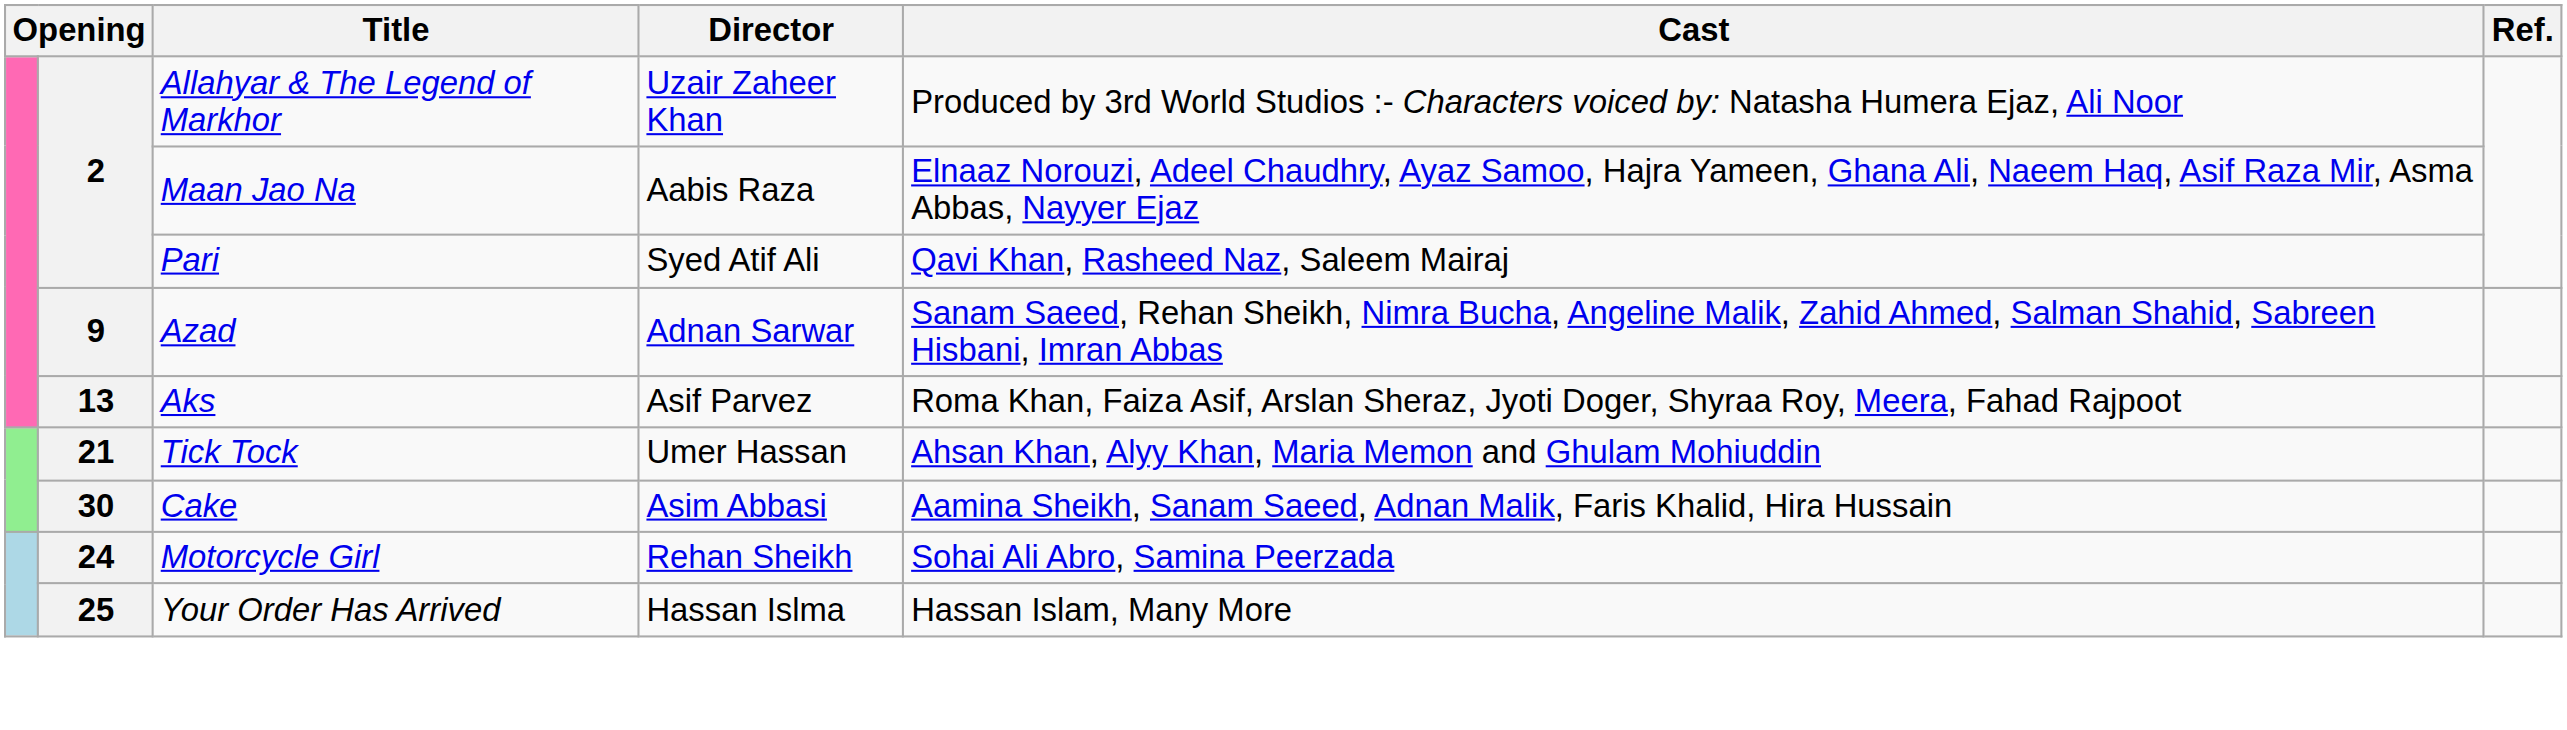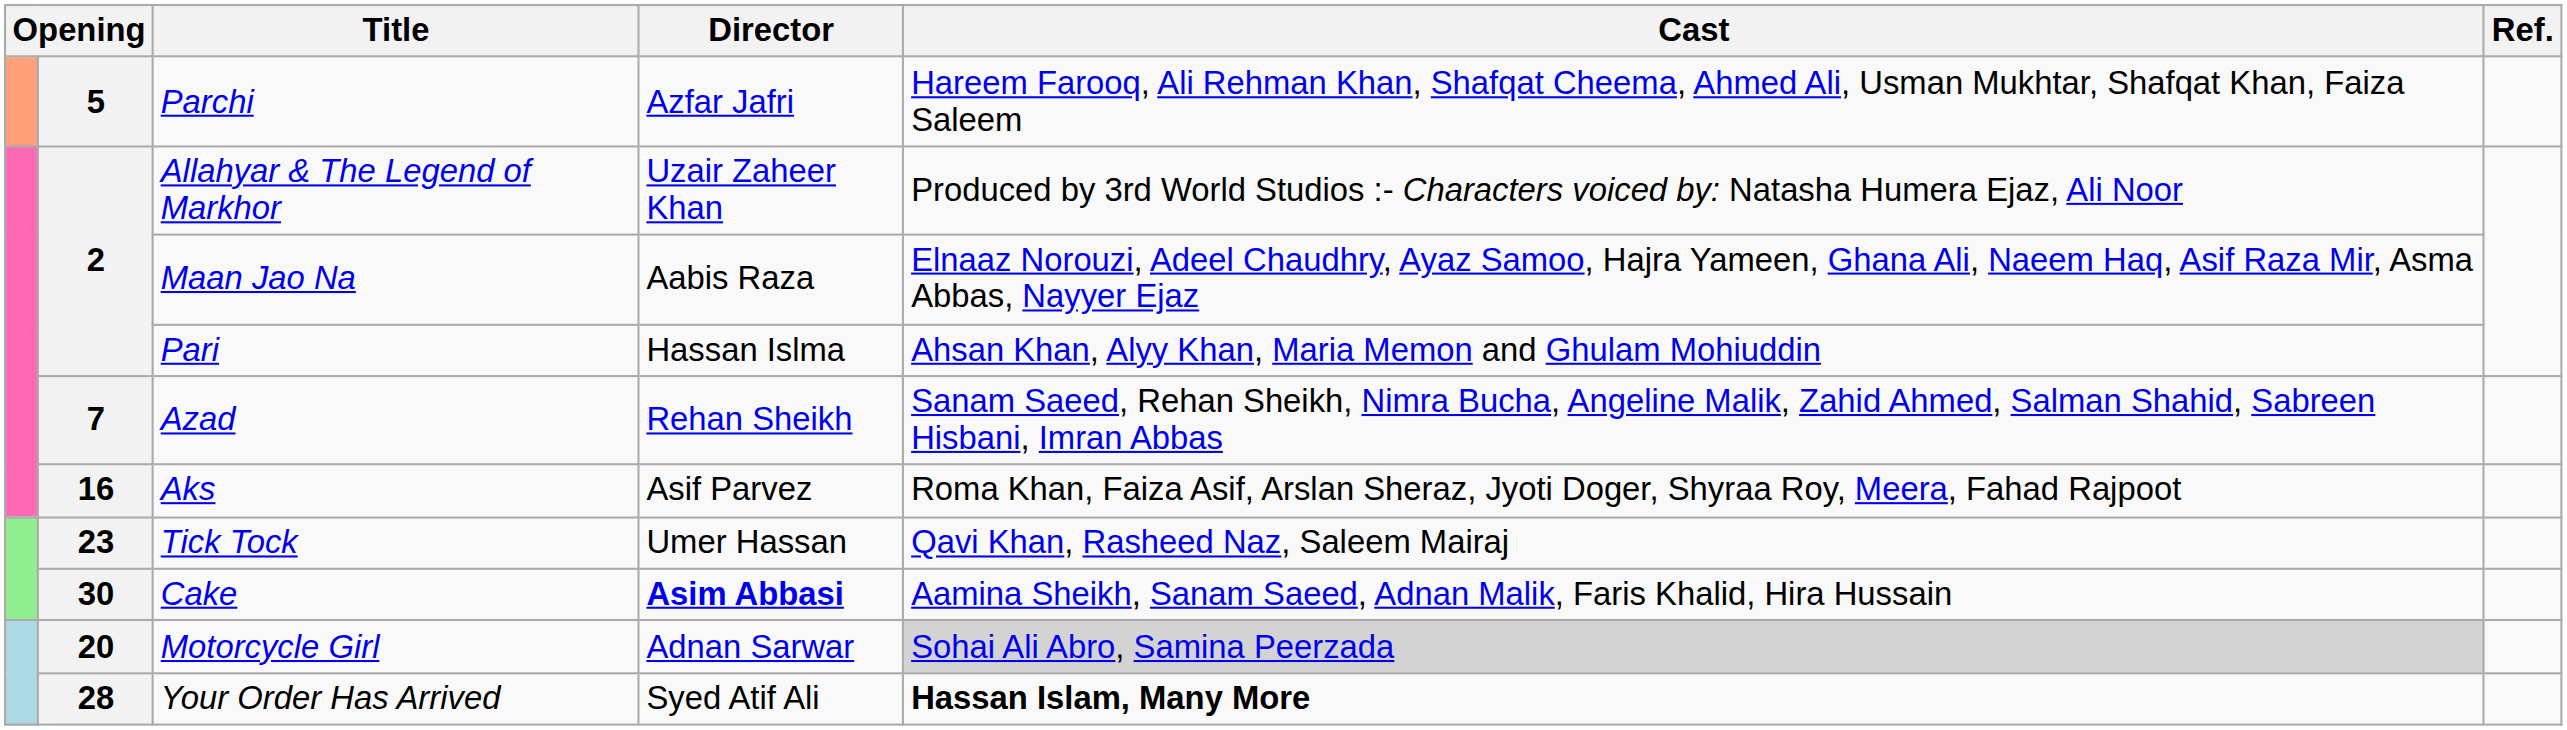+ row: (207, 100)
(733, 260) Syed Atif Ali -> (746, 349) Hassan Islma
(1210, 260) Qavi Khan, Rasheed Naz, Saleem Mairaj -> (1366, 349) Ahsan Khan, Alyy Khan, Maria Memon and Ghulam Mohiuddin
(96, 330) 9 -> (96, 419) 7
(750, 330) Adnan Sarwar -> (749, 419) Rehan Sheikh
(96, 401) 13 -> (96, 490) 16
(96, 453) 21 -> (96, 542) 23
(1366, 453) Ahsan Khan, Alyy Khan, Maria Memon and Ghulam Mohiuddin -> (1210, 542) Qavi Khan, Rasheed Naz, Saleem Mairaj
(737, 505) normal -> (745, 594) bold
(96, 557) 24 -> (96, 646) 20
(749, 557) Rehan Sheikh -> (750, 646) Adnan Sarwar
(1153, 557) no background -> (1153, 646) lightgrey background
(96, 609) 25 -> (96, 698) 28
(746, 609) Hassan Islma -> (733, 698) Syed Atif Ali
(1102, 609) normal -> (1111, 698) bold
